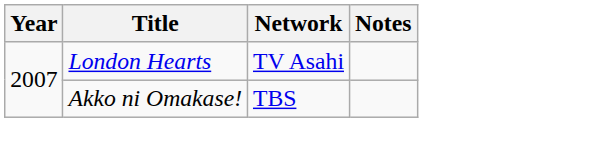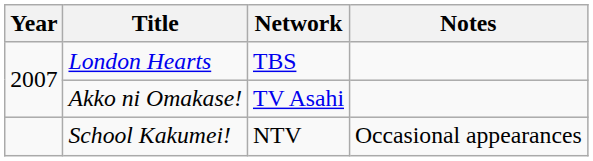(298, 60) TV Asahi -> (275, 60) TBS
(275, 98) TBS -> (298, 98) TV Asahi
+ row: (150, 135)
